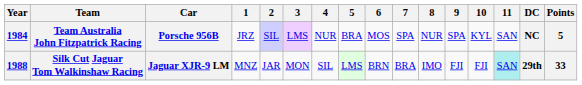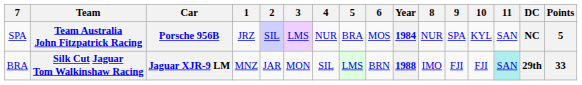columns swapped: (17, 13) <-> (405, 13)
